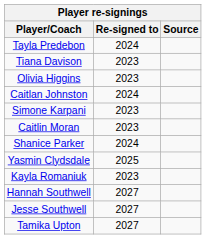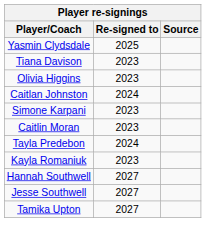rows swapped: (49, 160) <-> (49, 46)
- row: (49, 144)
